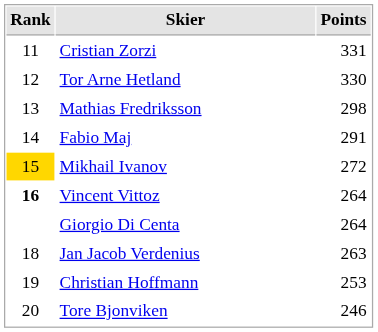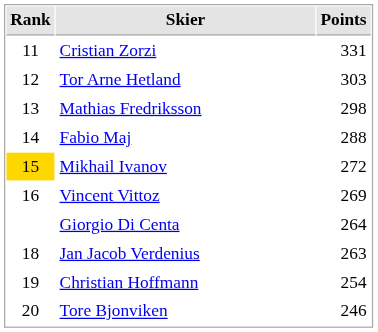(354, 79) 330 -> (354, 79) 303
(354, 137) 291 -> (354, 137) 288
(31, 195) bold -> (31, 195) normal
(354, 195) 264 -> (354, 195) 269
(354, 282) 253 -> (354, 282) 254
